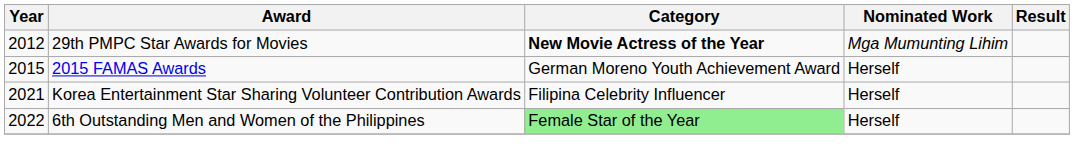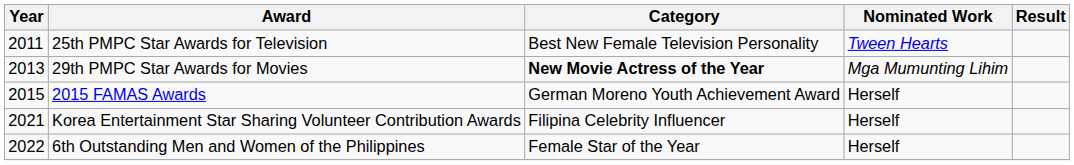+ row: (190, 43)
(26, 43) 2012 -> (26, 69) 2013
(614, 120) lightgreen background -> (614, 146) no background
